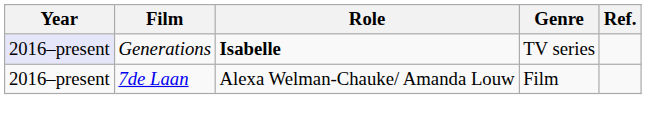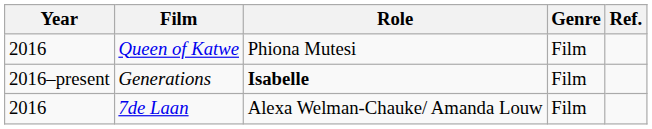+ row: (179, 49)
(59, 49) lavender background -> (59, 78) no background
(559, 49) TV series -> (569, 78) Film
(59, 78) 2016–present -> (28, 108) 2016
